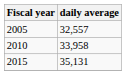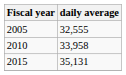(74, 29) 32,557 -> (74, 29) 32,555
